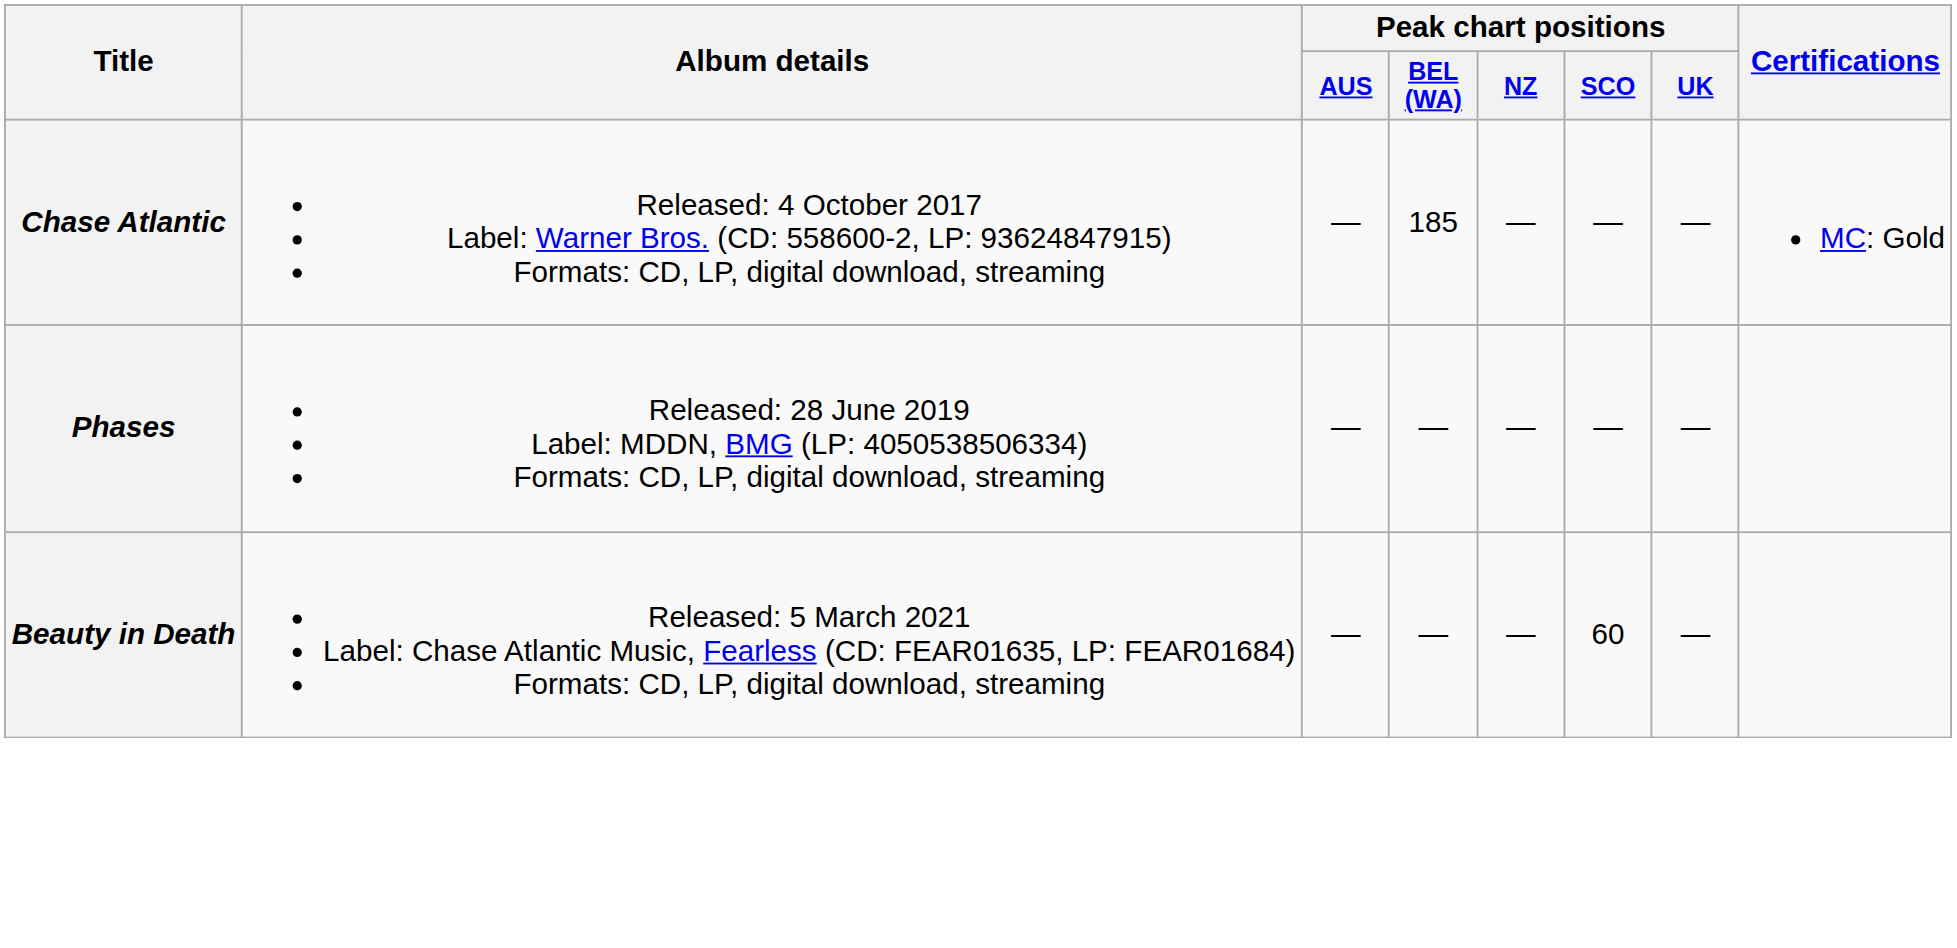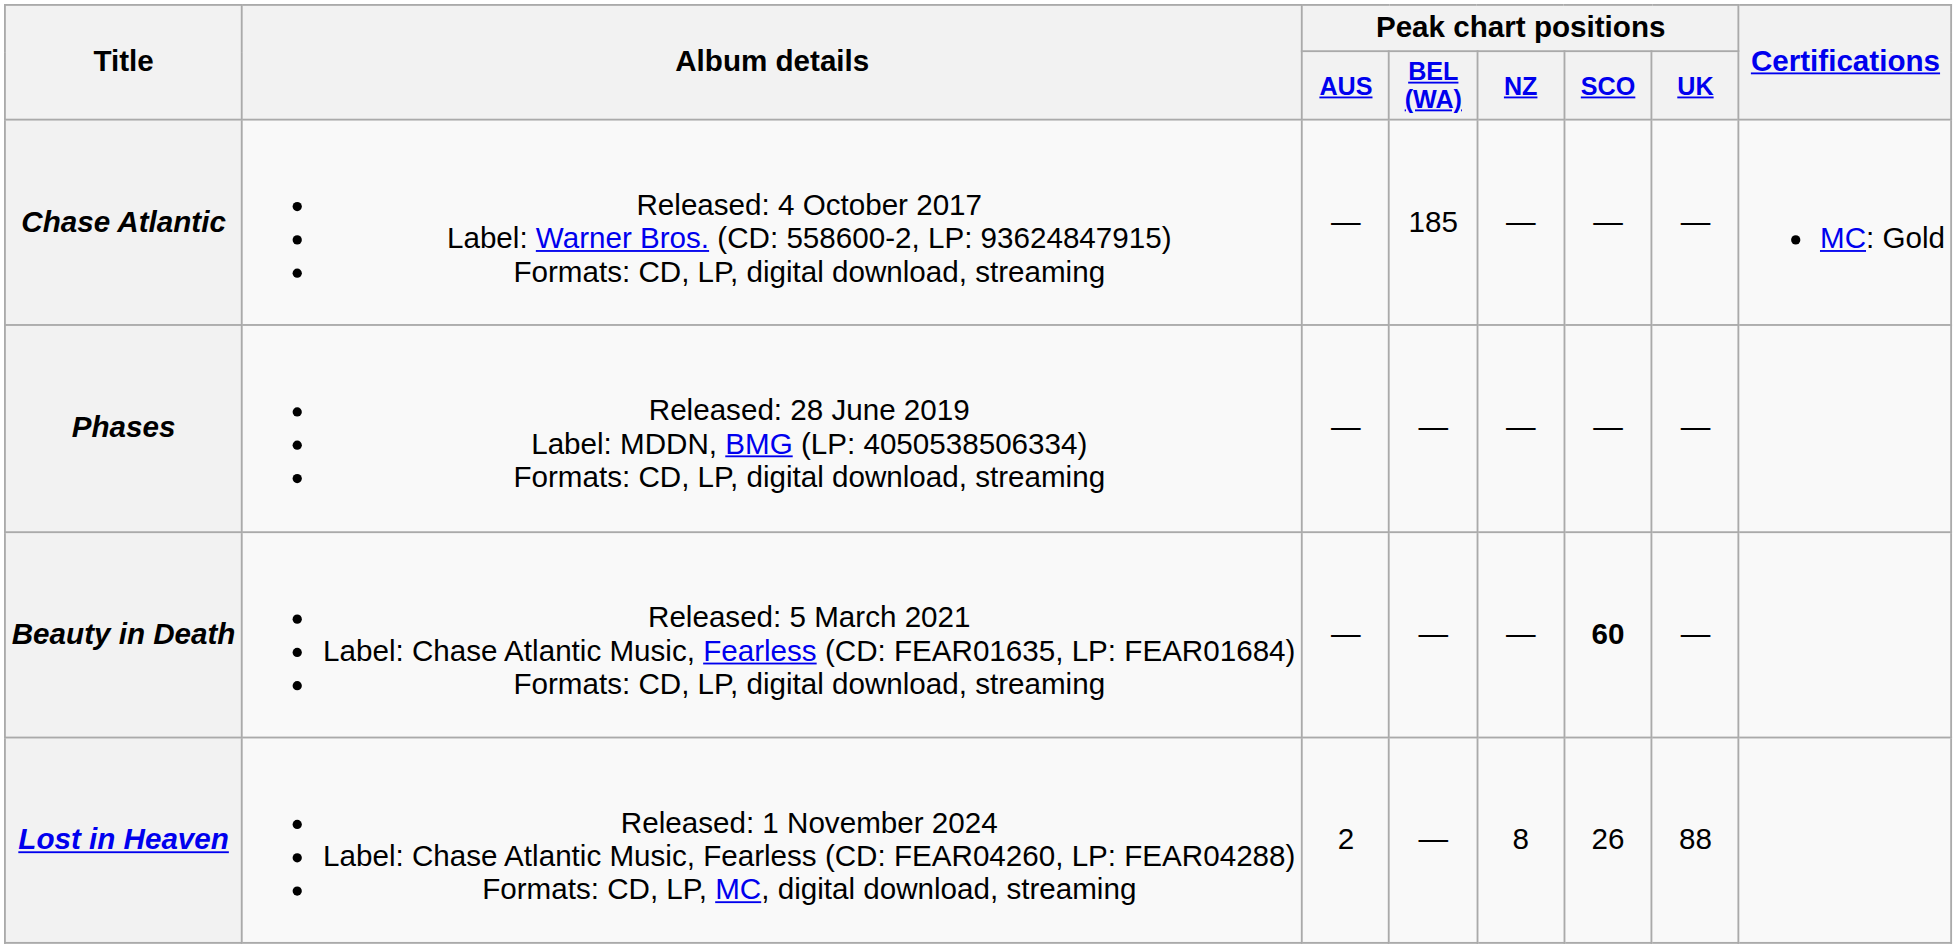(1608, 633) normal -> (1608, 633) bold
+ row: (124, 840)
